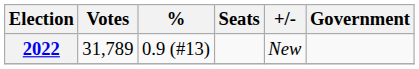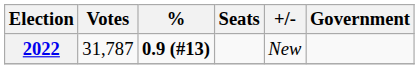(108, 48) 31,789 -> (108, 48) 31,787
(176, 48) normal -> (176, 48) bold
